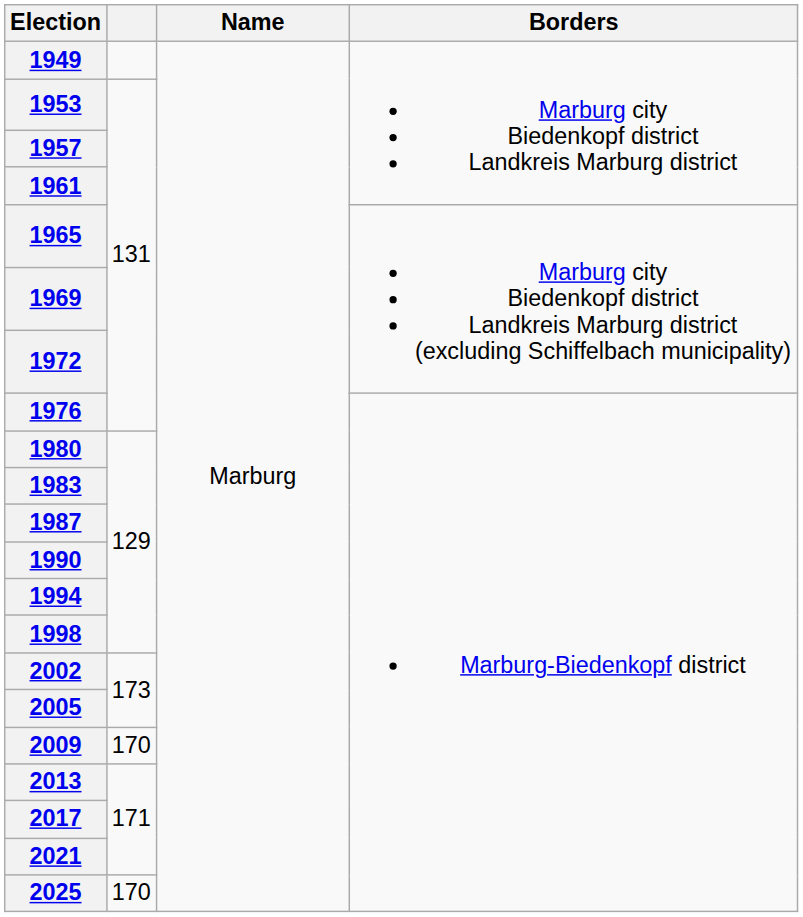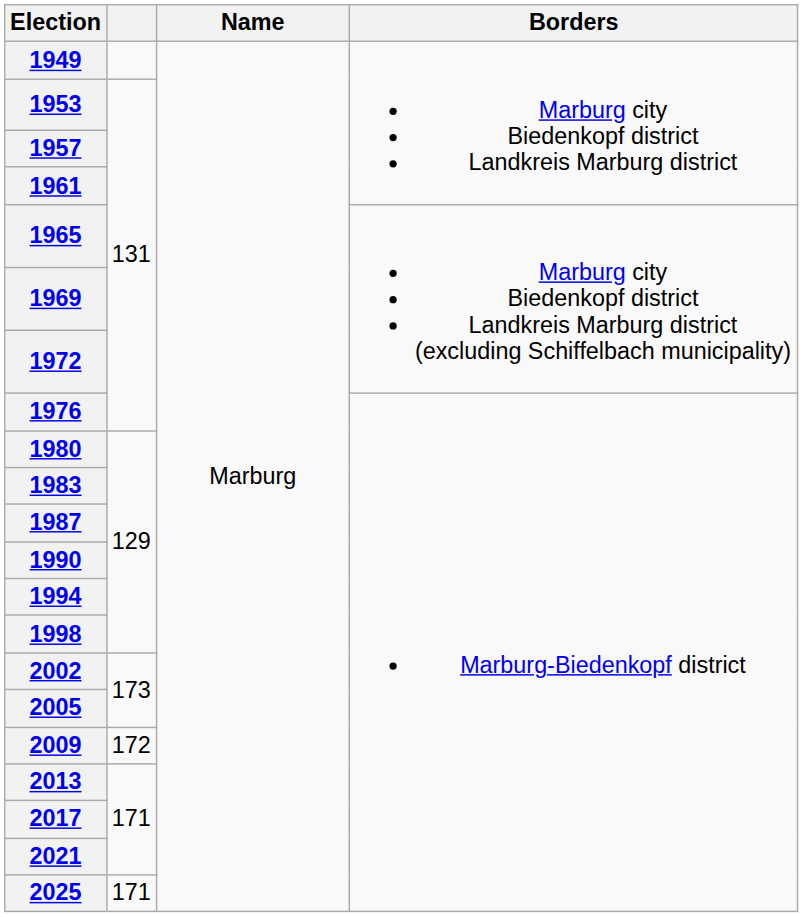(131, 744) 170 -> (131, 744) 172
(131, 893) 170 -> (131, 893) 171
